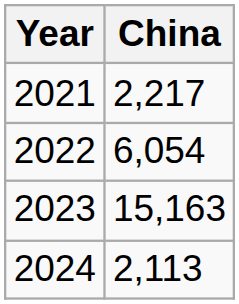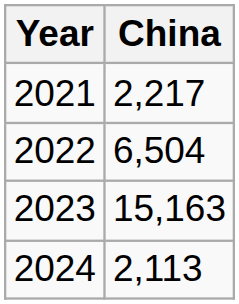(159, 151) 6,054 -> (159, 151) 6,504
